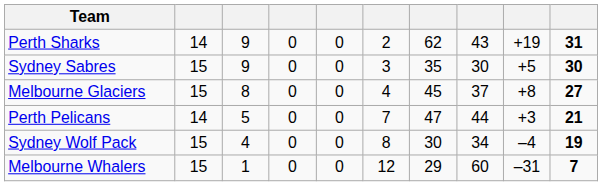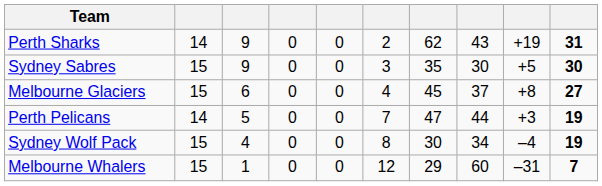(245, 92) 8 -> (245, 92) 6
(574, 117) 21 -> (574, 117) 19
